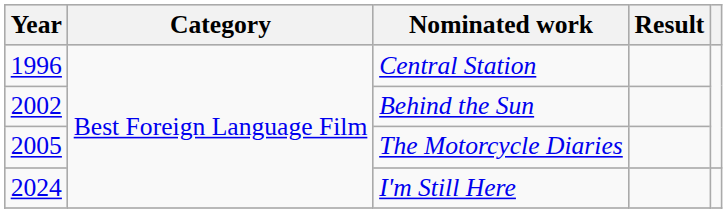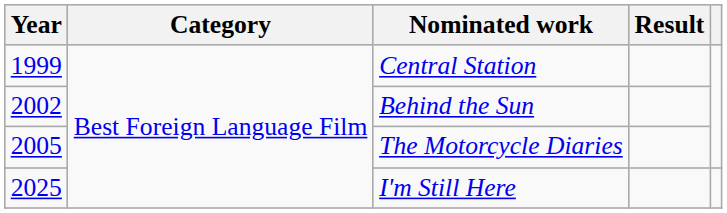(36, 65) 1996 -> (36, 65) 1999
(36, 187) 2024 -> (36, 187) 2025
